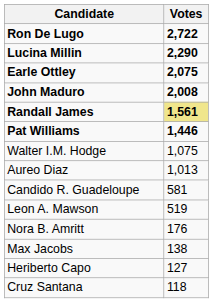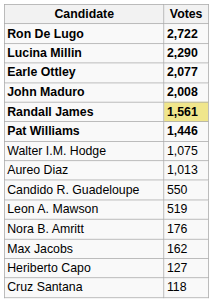(182, 72) 2,075 -> (182, 72) 2,077
(177, 190) 581 -> (177, 190) 550
(177, 248) 138 -> (177, 248) 162
